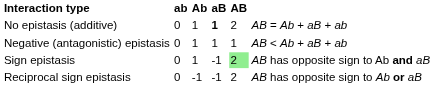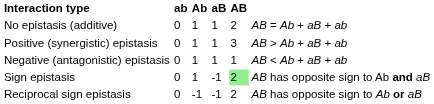(215, 25) bold -> (215, 25) normal
+ row: (81, 43)
